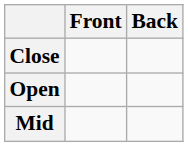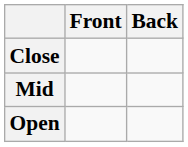rows swapped: (35, 123) <-> (35, 89)
